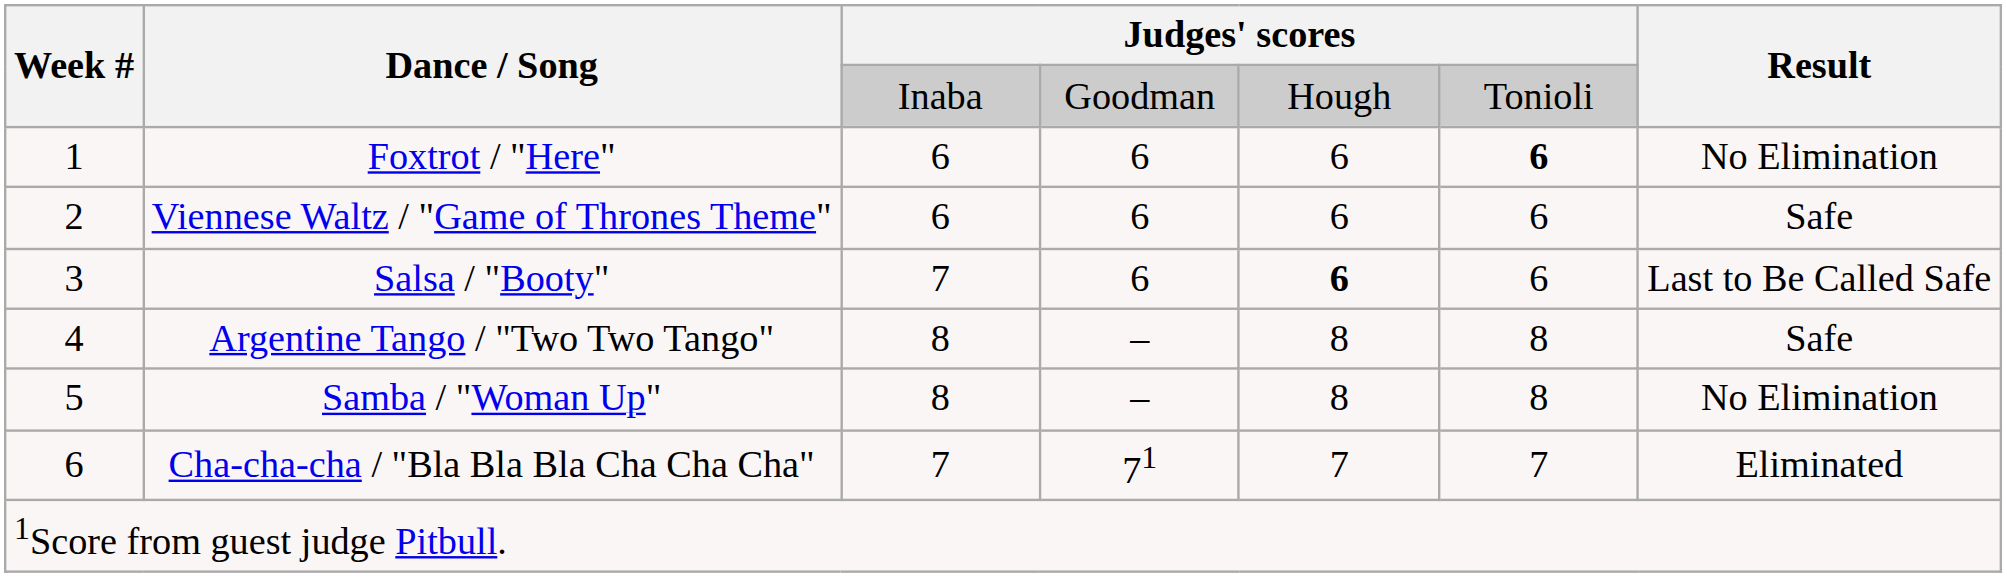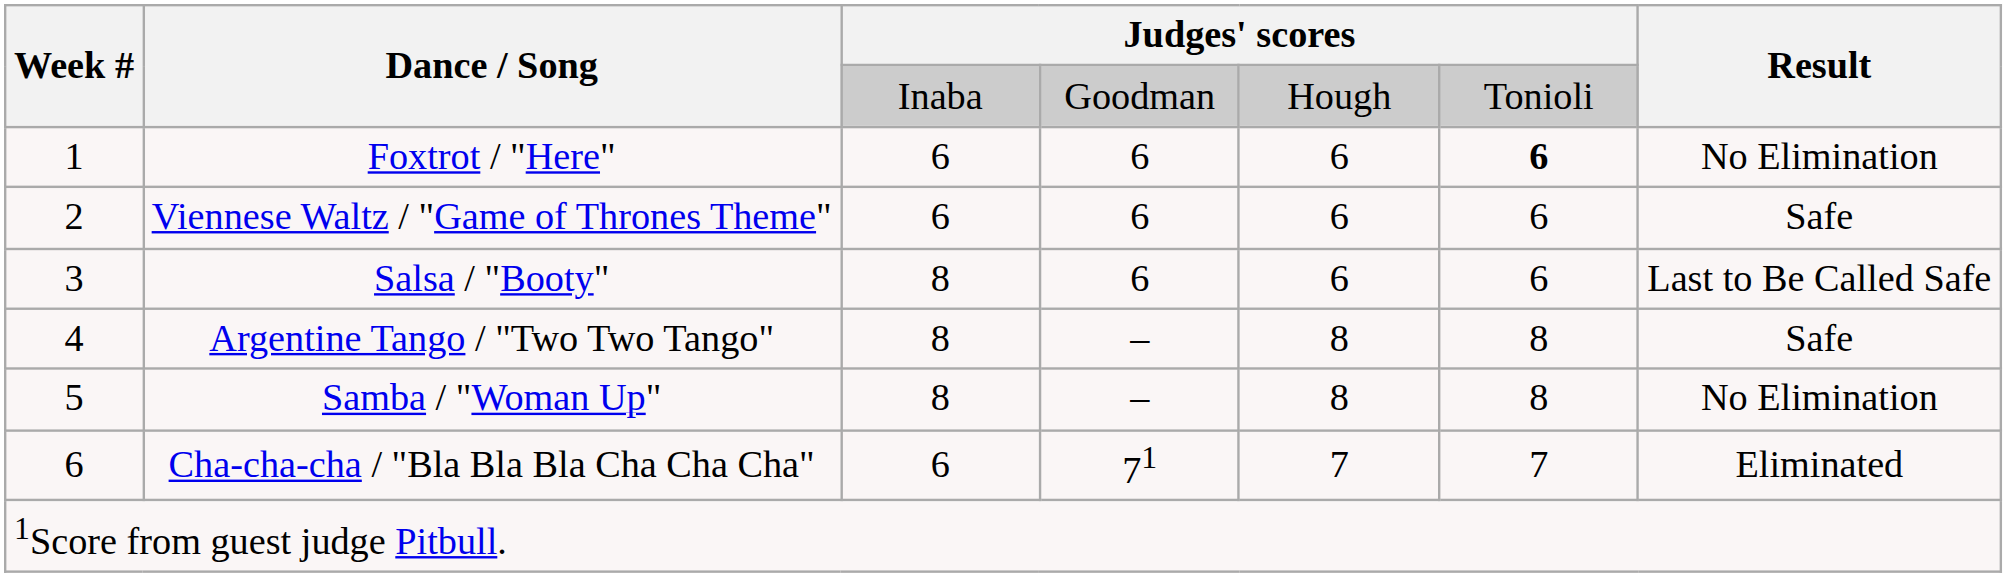(940, 277) 7 -> (940, 277) 8
(1339, 277) bold -> (1339, 277) normal
(940, 464) 7 -> (940, 464) 6
